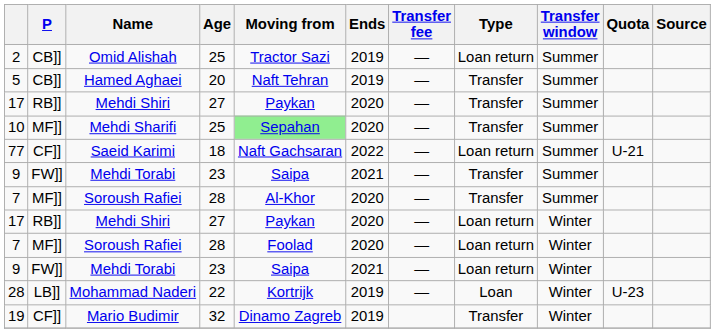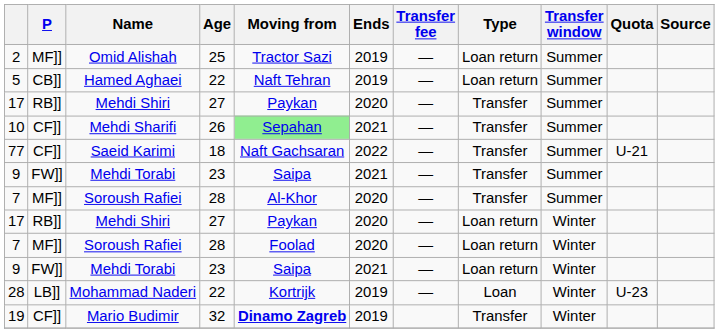(47, 56) CB]] -> (47, 56) MF]]
(217, 80) 20 -> (217, 80) 22
(496, 80) Transfer -> (500, 80) Loan return
(47, 127) MF]] -> (47, 127) CF]]
(217, 127) 25 -> (217, 127) 26
(367, 127) 2020 -> (371, 127) 2021
(496, 151) Loan return -> (500, 151) Transfer
(290, 316) normal -> (292, 316) bold
